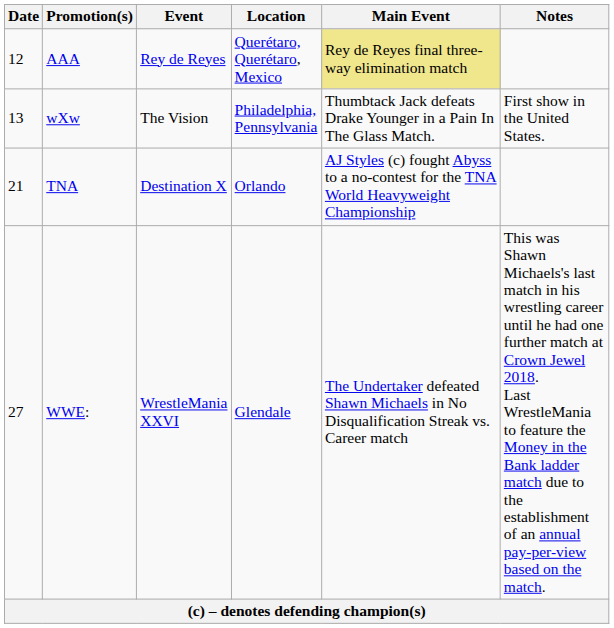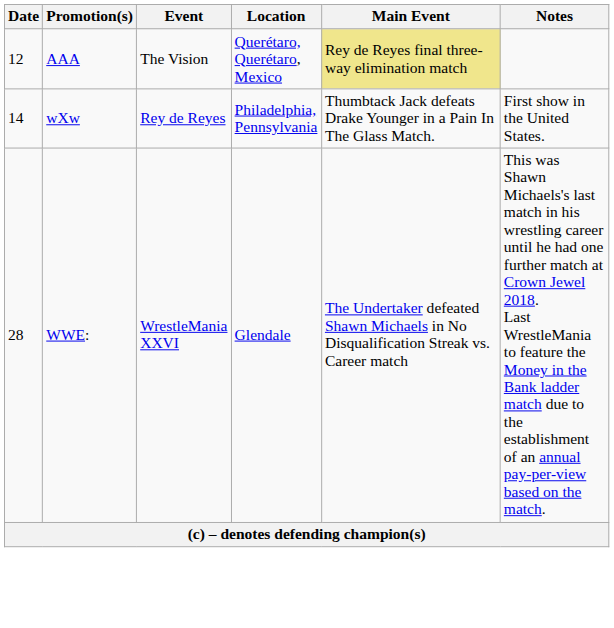(183, 58) Rey de Reyes -> (174, 58) The Vision
(16, 118) 13 -> (16, 118) 14
(174, 118) The Vision -> (183, 118) Rey de Reyes
- row: (62, 186)
(16, 412) 27 -> (16, 335) 28
